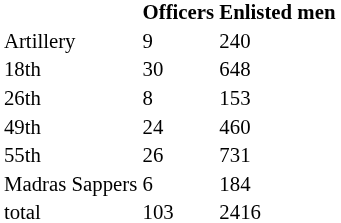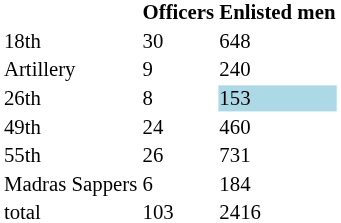rows swapped: (40, 41) <-> (22, 69)
(235, 98) no background -> (235, 98) lightblue background
